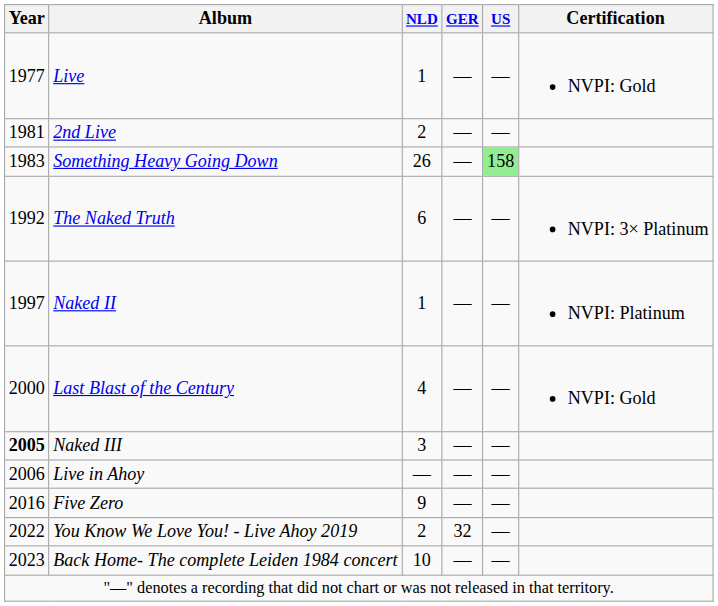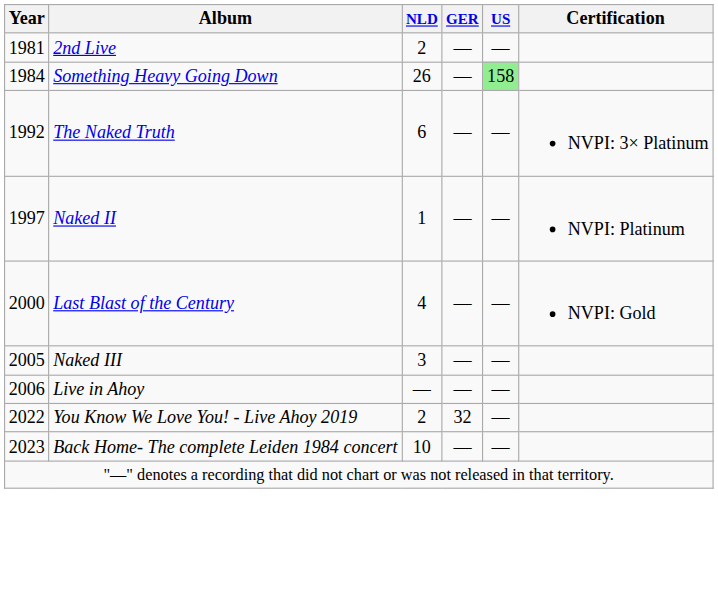- row: (69, 75)
(27, 161) 1983 -> (27, 76) 1984
(27, 445) bold -> (27, 360) normal
- row: (88, 502)
